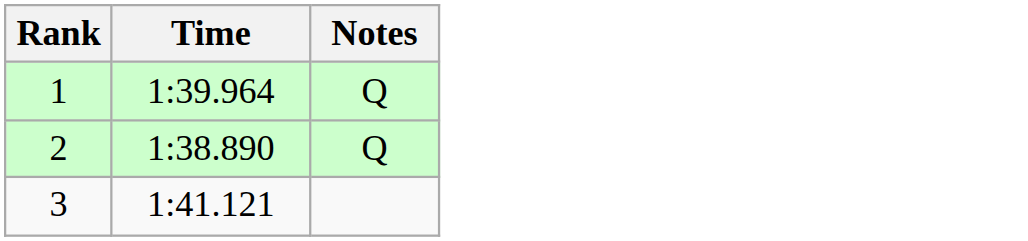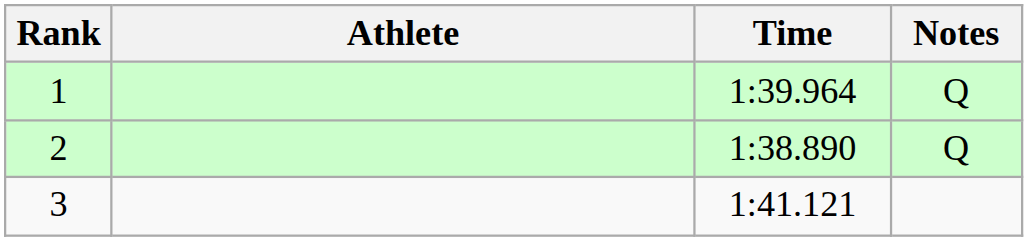+ column: (403, 33)
